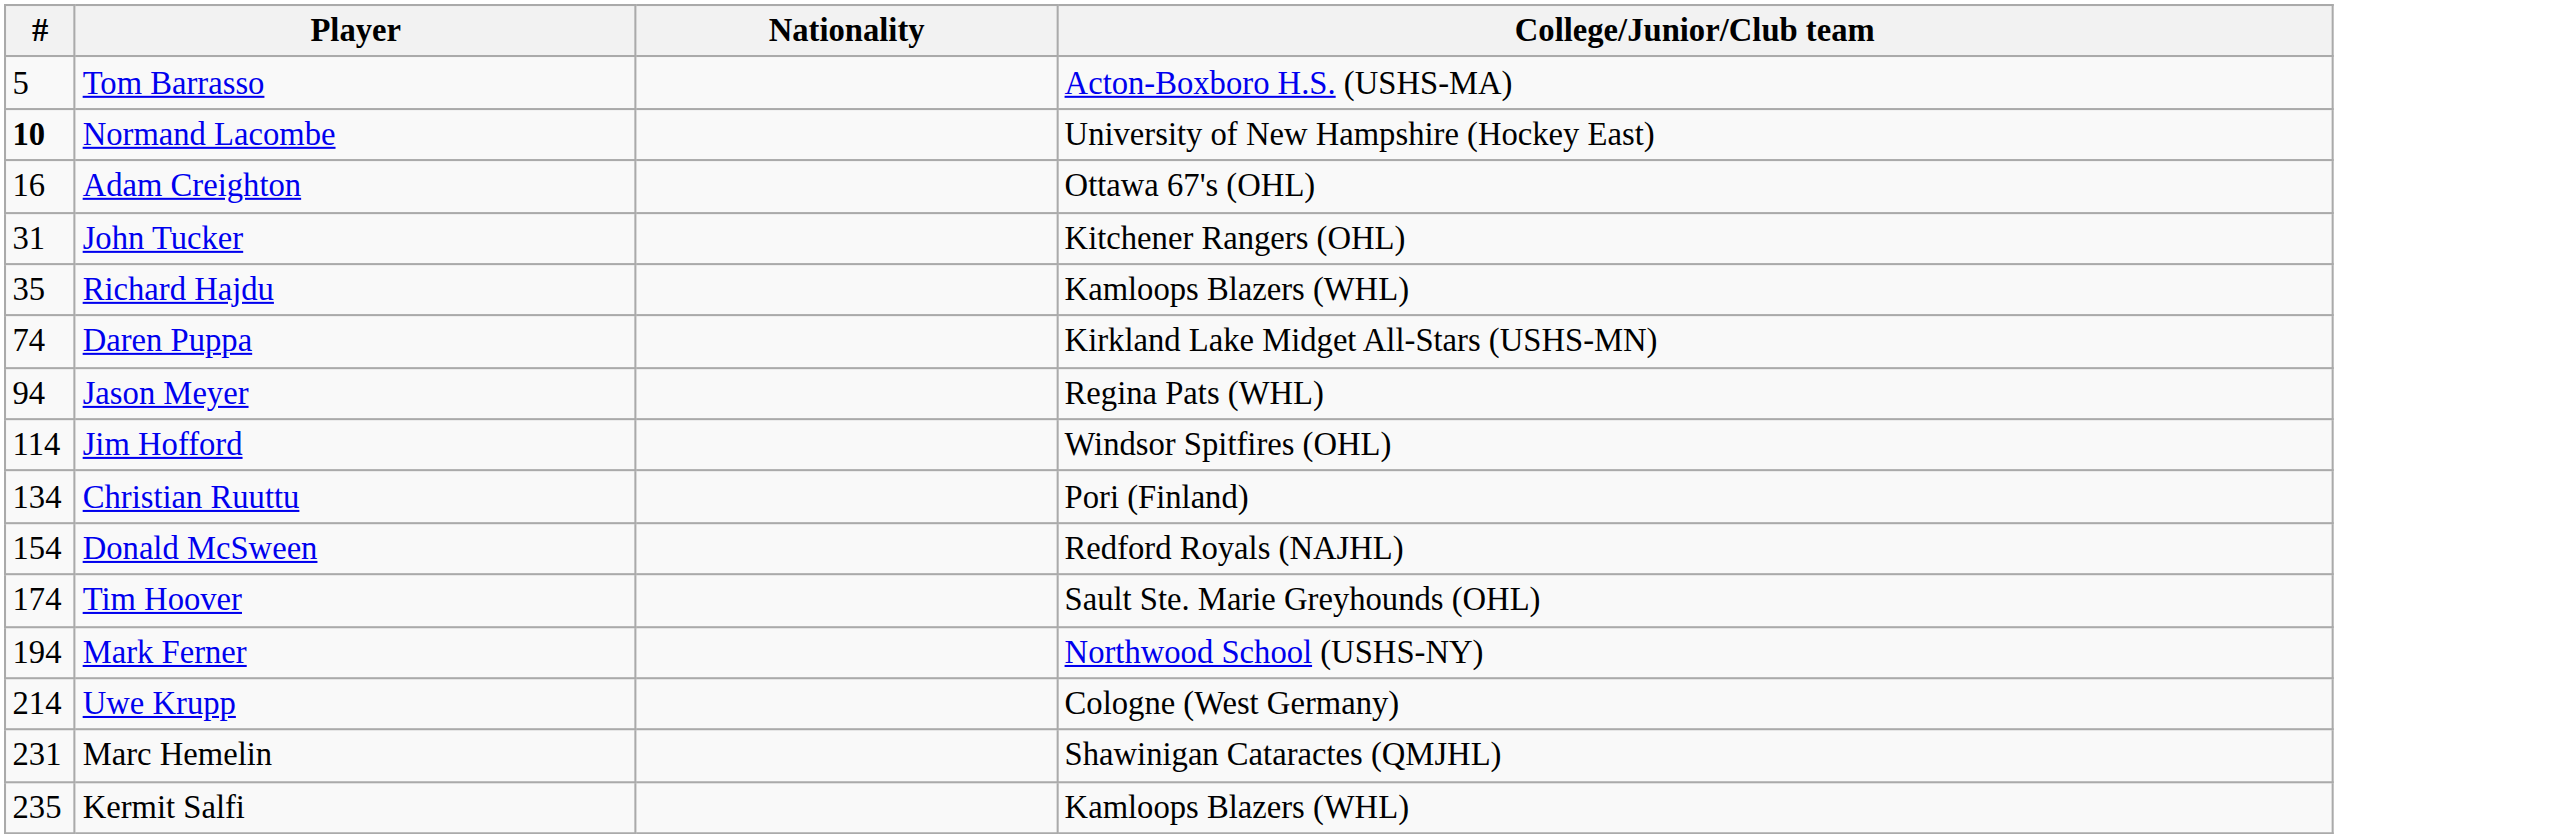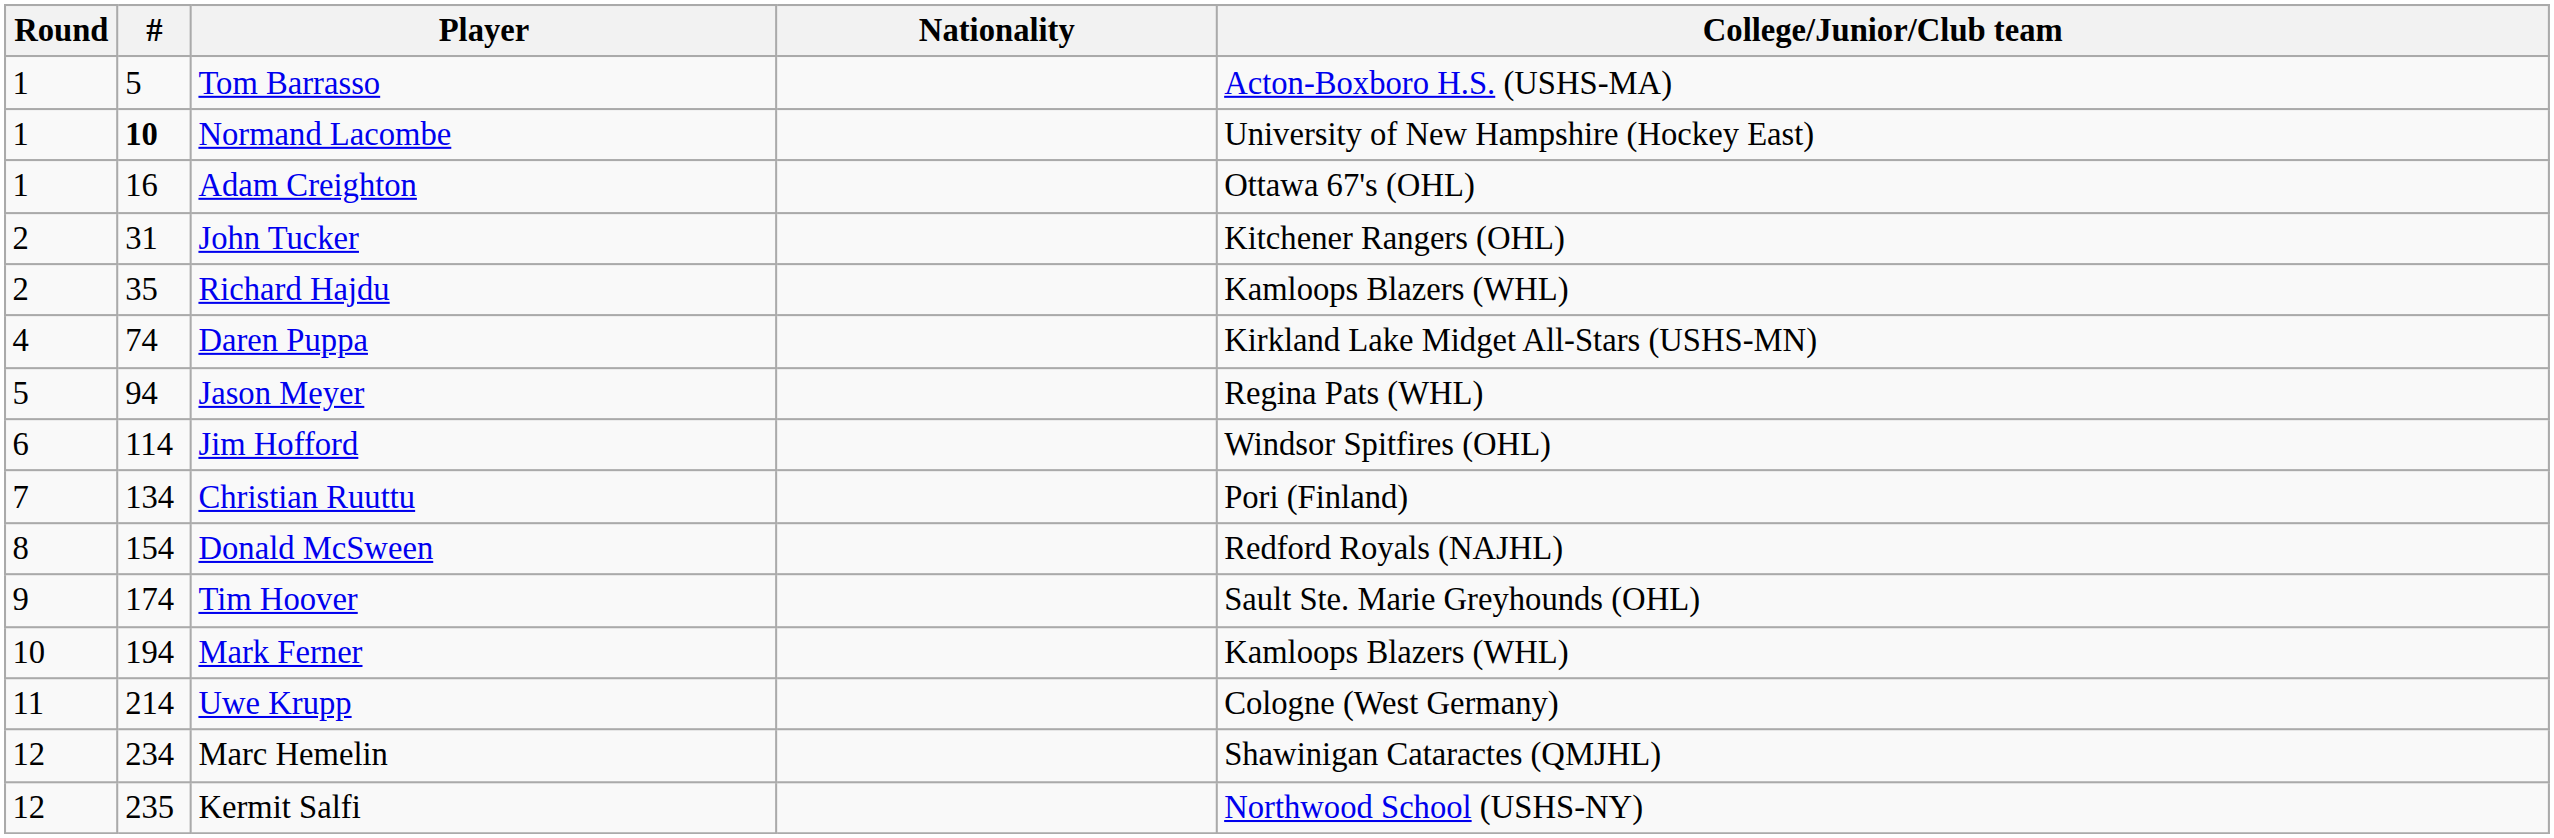+ column: (61, 30)
(1274, 651) Northwood School (USHS-NY) -> (1396, 651) Kamloops Blazers (WHL)
(37, 755) 231 -> (150, 755) 234
(1237, 806) Kamloops Blazers (WHL) -> (1434, 806) Northwood School (USHS-NY)
